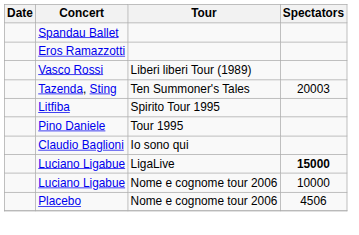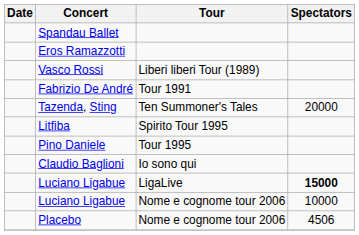+ row: (86, 88)
(313, 88) 20003 -> (321, 107) 20000
